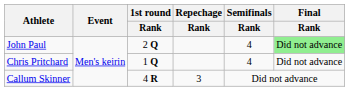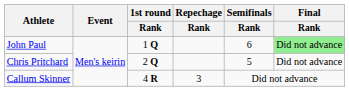(150, 45) 2 Q -> (150, 45) 1 Q
(249, 45) 4 -> (249, 45) 6
(150, 62) 1 Q -> (150, 62) 2 Q
(249, 62) 4 -> (249, 62) 5
